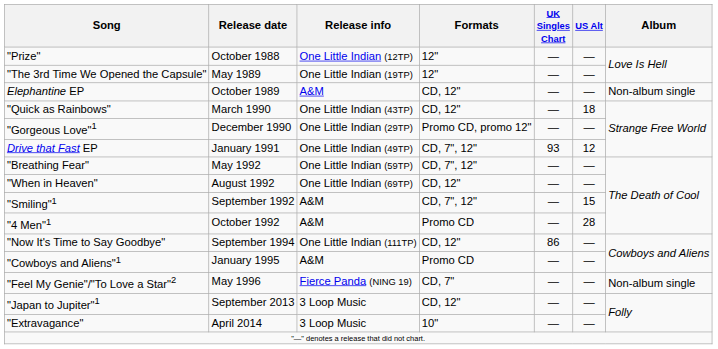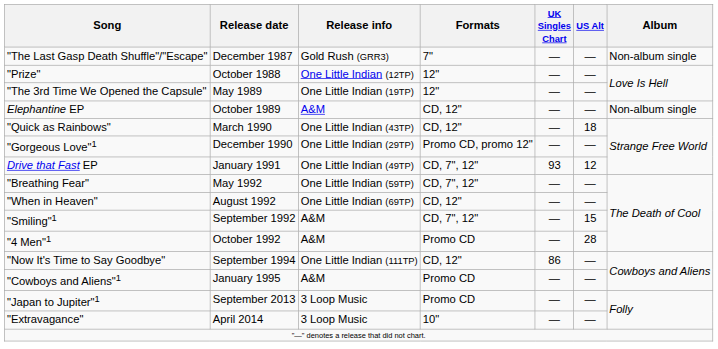+ row: (107, 56)
- row: (92, 283)
(441, 302) CD, 12" -> (449, 299) Promo CD
